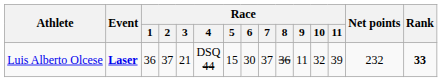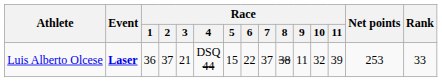(249, 60) 30 -> (249, 60) 22
(285, 60) 36 -> (285, 60) 38
(374, 60) 232 -> (374, 60) 253
(420, 60) bold -> (420, 60) normal
